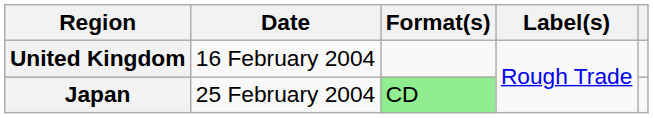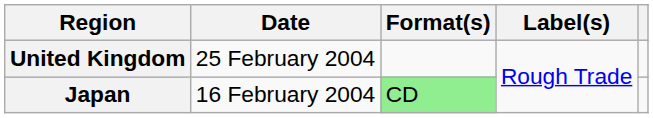(286, 58) 16 February 2004 -> (286, 58) 25 February 2004
(286, 94) 25 February 2004 -> (286, 94) 16 February 2004
